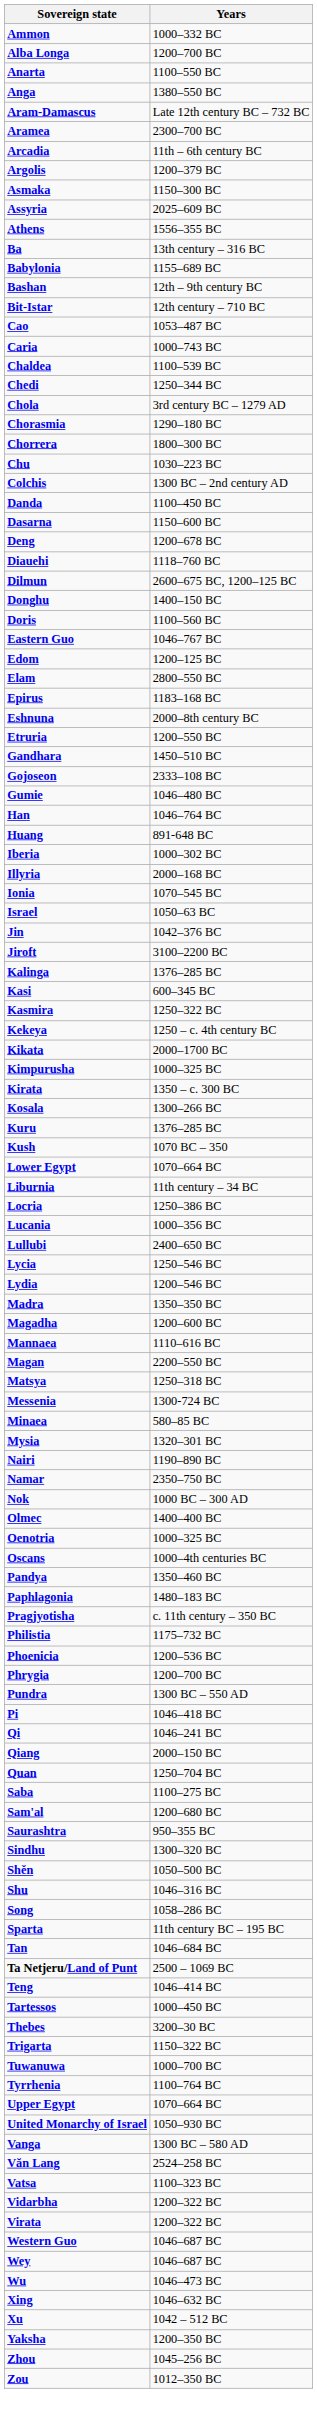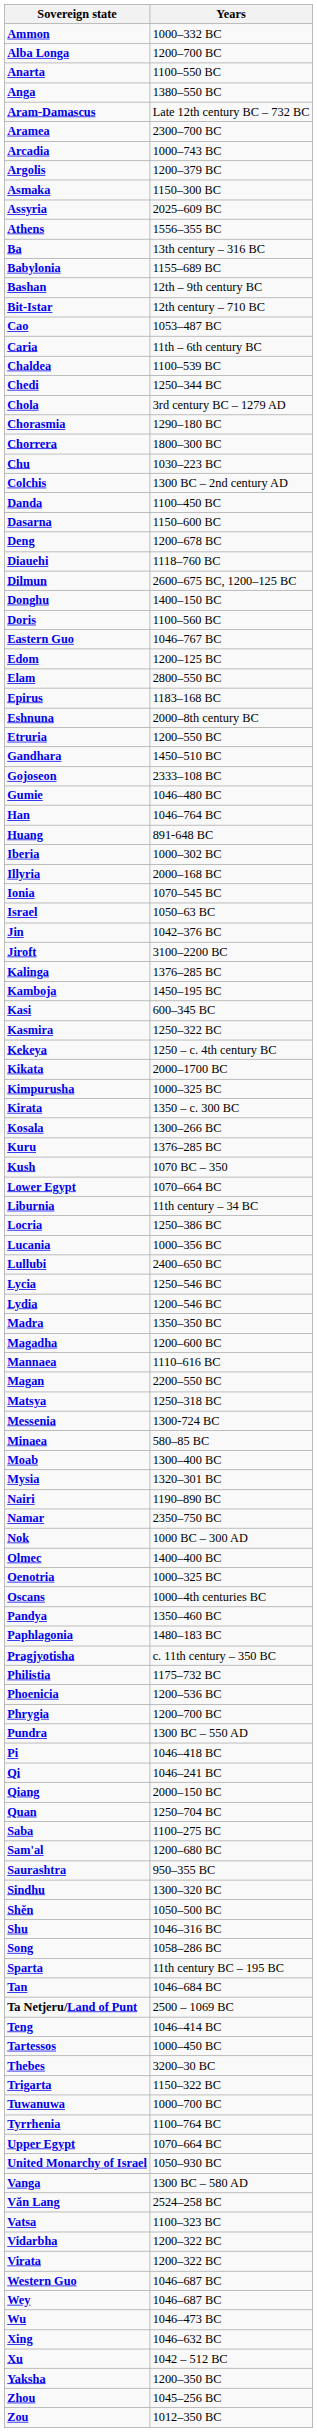(207, 151) 11th – 6th century BC -> (187, 151) 1000–743 BC
(187, 346) 1000–743 BC -> (207, 346) 11th – 6th century BC
+ row: (32, 991)
+ row: (23, 1460)
